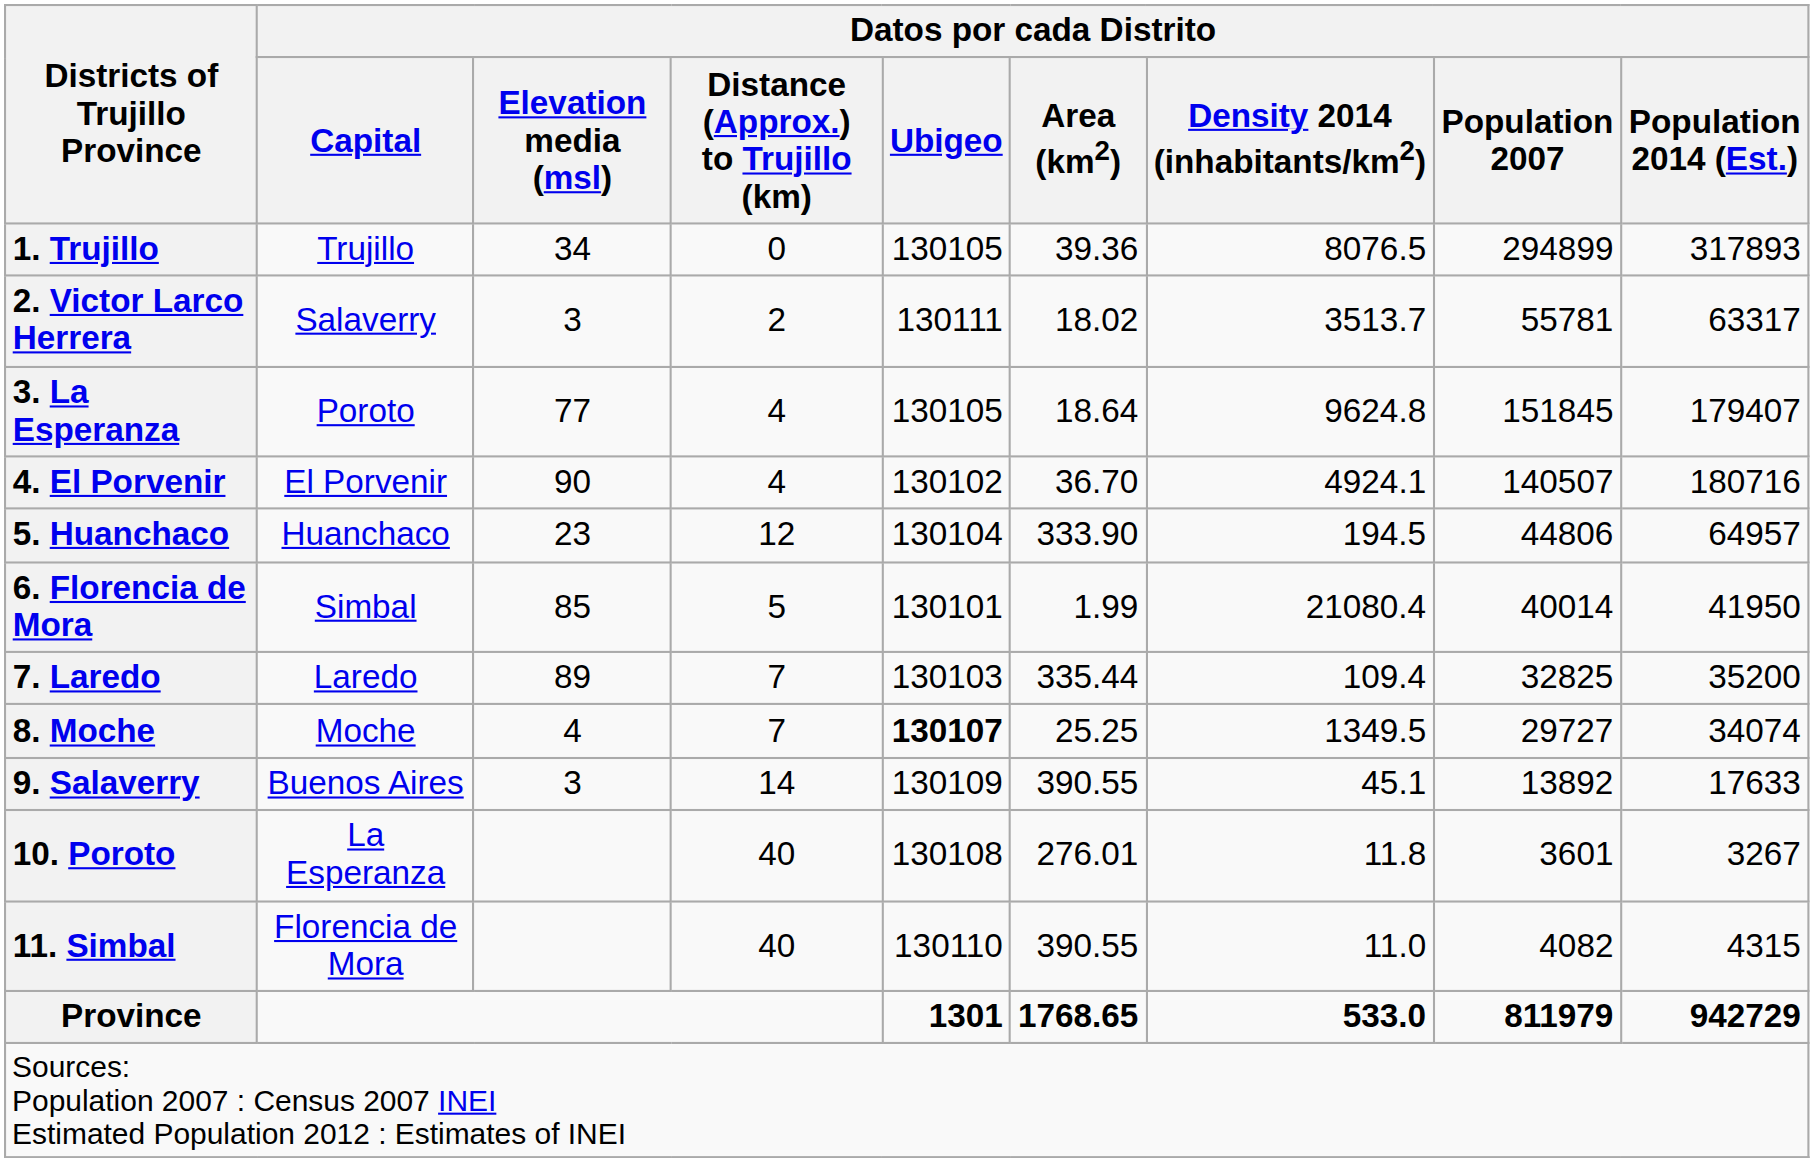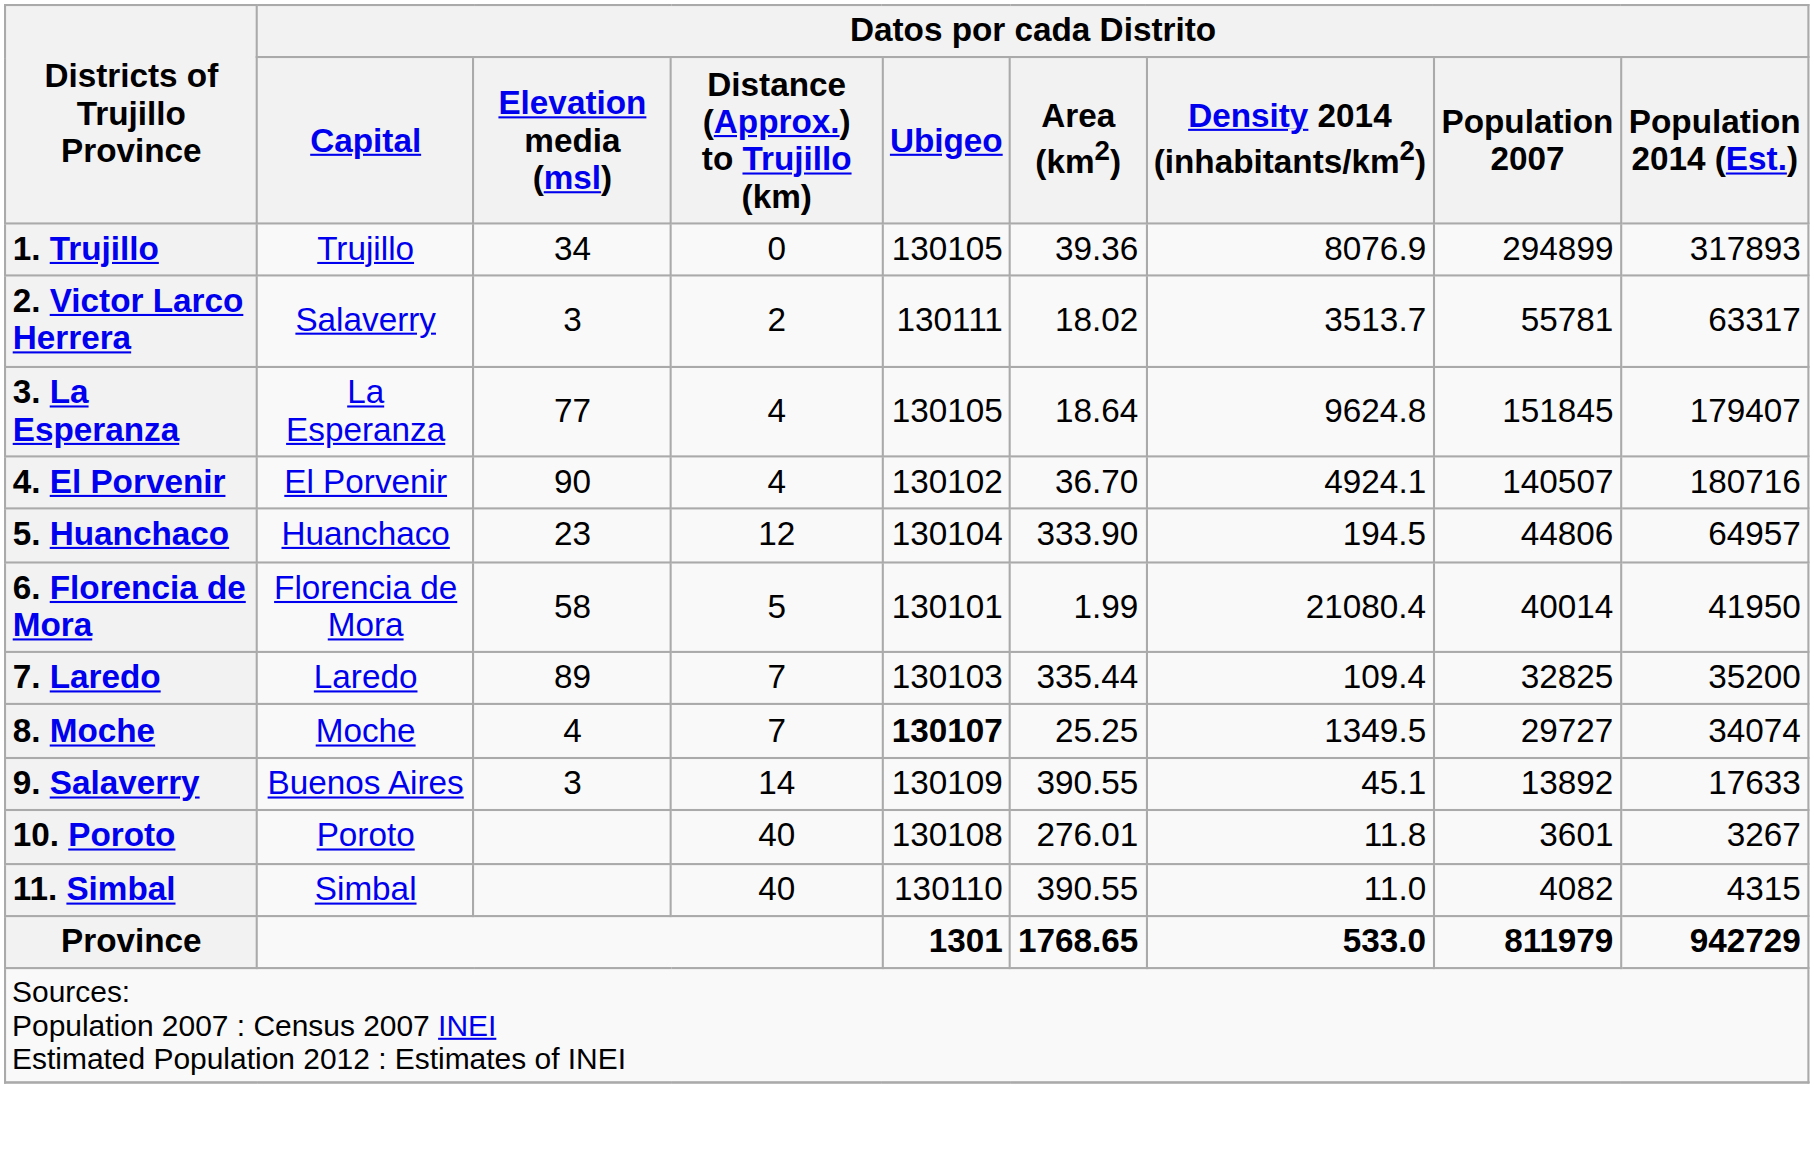(1375, 248) 8076.5 -> (1375, 248) 8076.9
(366, 410) Poroto -> (366, 410) La Esperanza
(366, 606) Simbal -> (366, 606) Florencia de Mora
(572, 606) 85 -> (572, 606) 58
(366, 854) La Esperanza -> (366, 836) Poroto
(366, 945) Florencia de Mora -> (366, 888) Simbal
